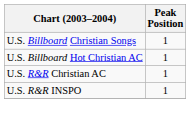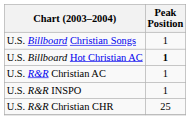(165, 57) normal -> (165, 57) bold
+ row: (60, 106)
